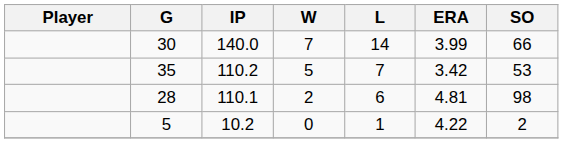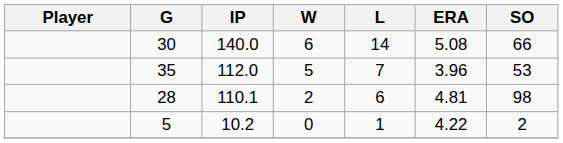(309, 44) 7 -> (309, 44) 6
(451, 44) 3.99 -> (451, 44) 5.08
(238, 71) 110.2 -> (238, 71) 112.0
(451, 71) 3.42 -> (451, 71) 3.96
